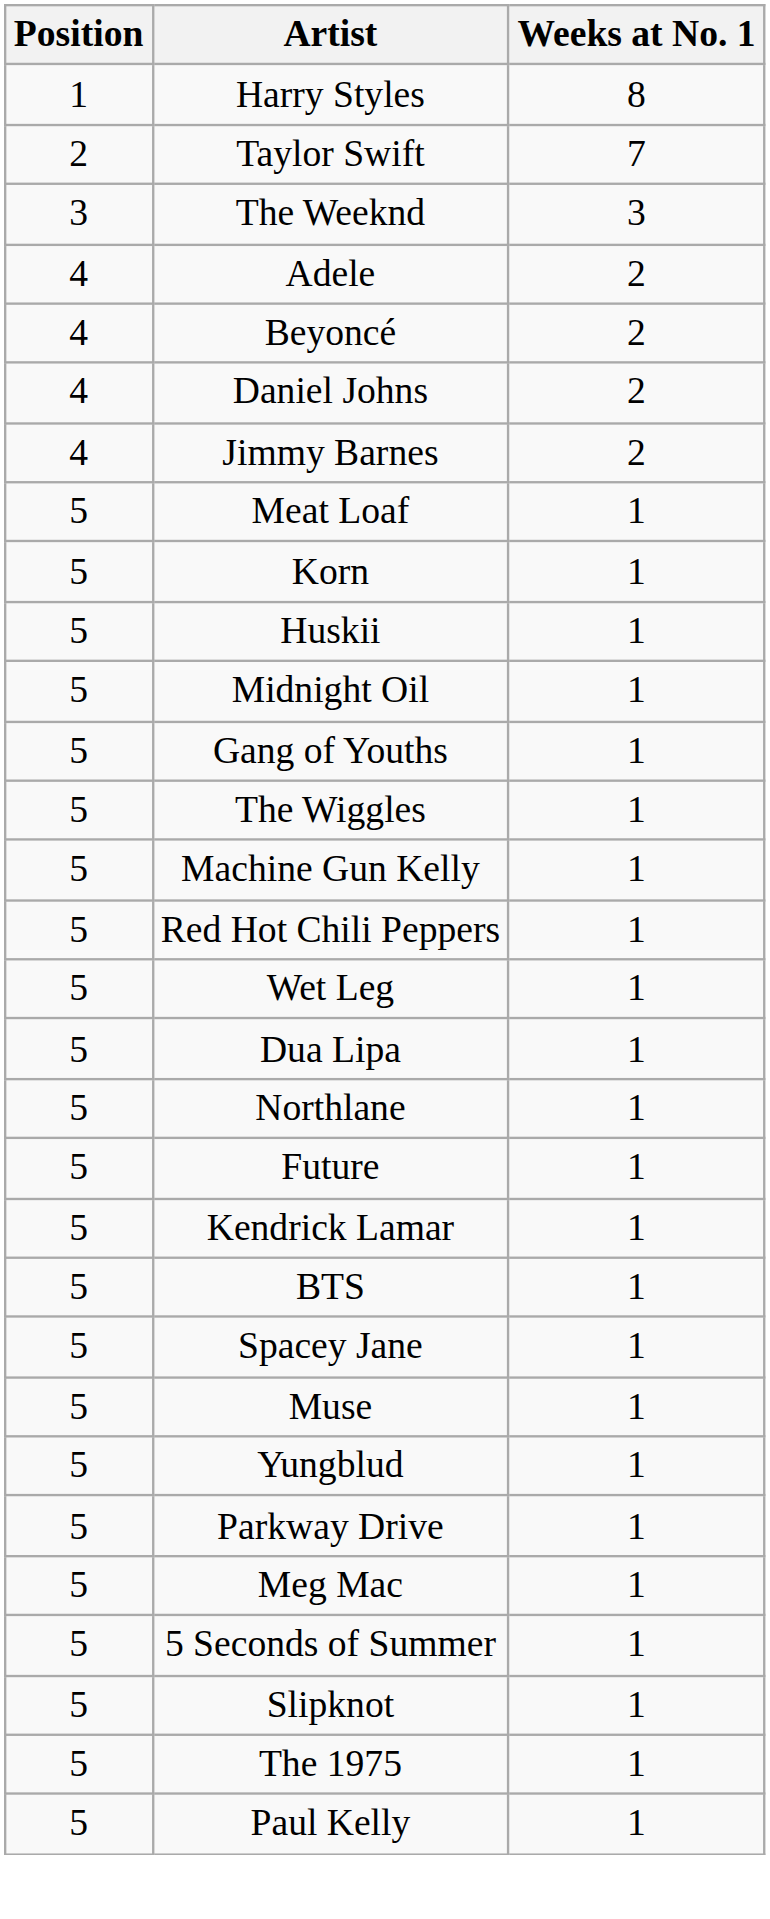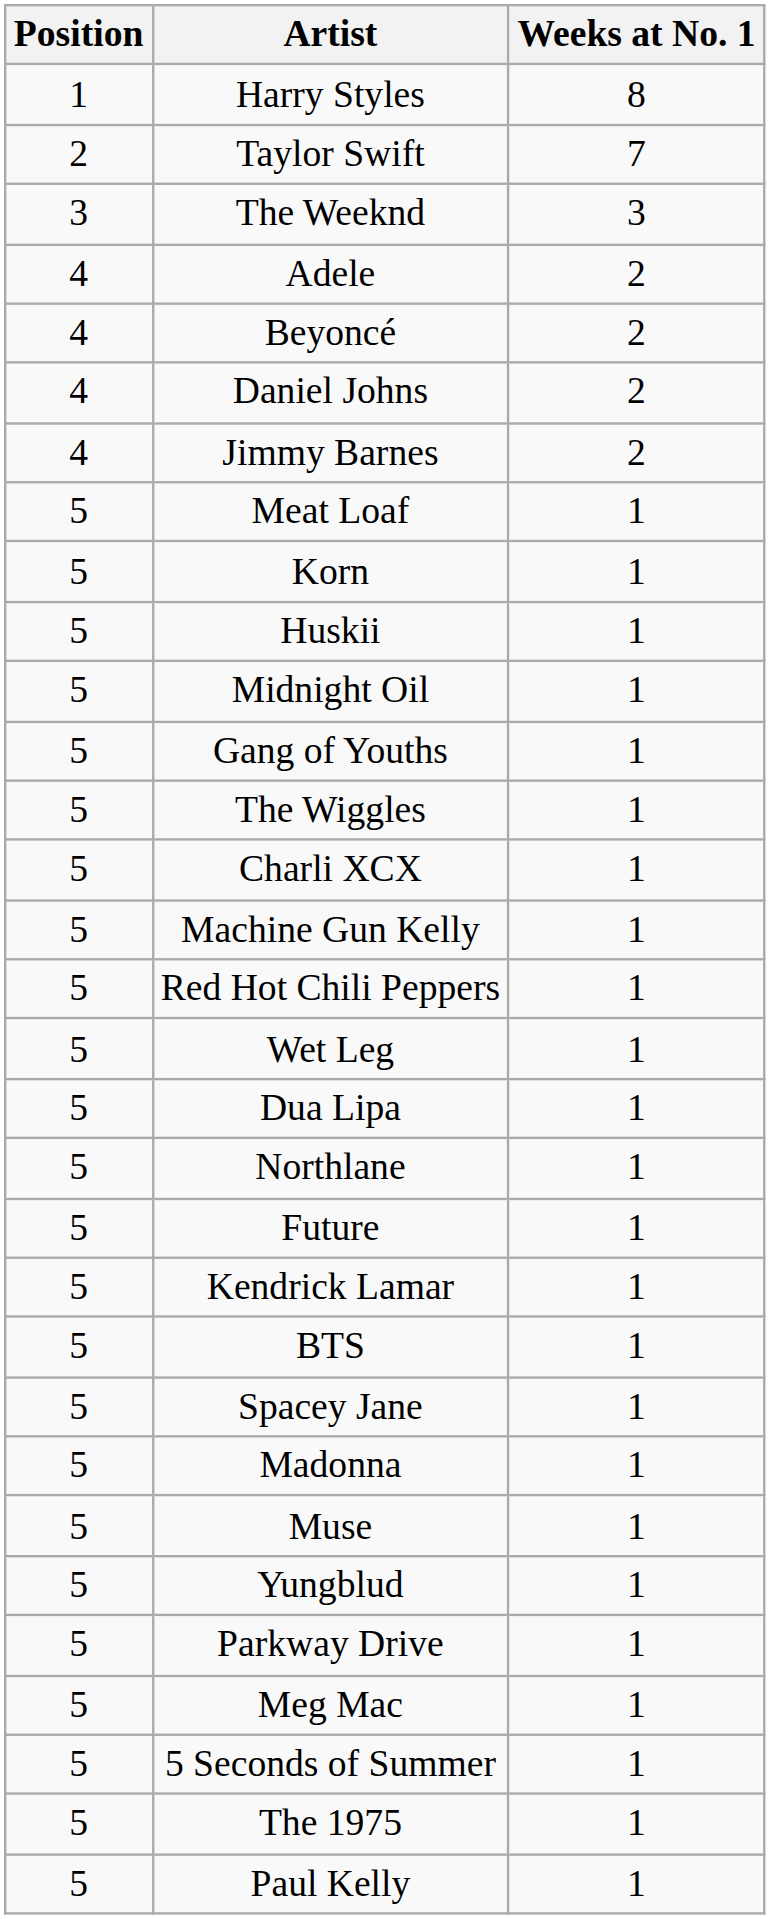+ row: (330, 869)
+ row: (330, 1465)
- row: (330, 1703)
